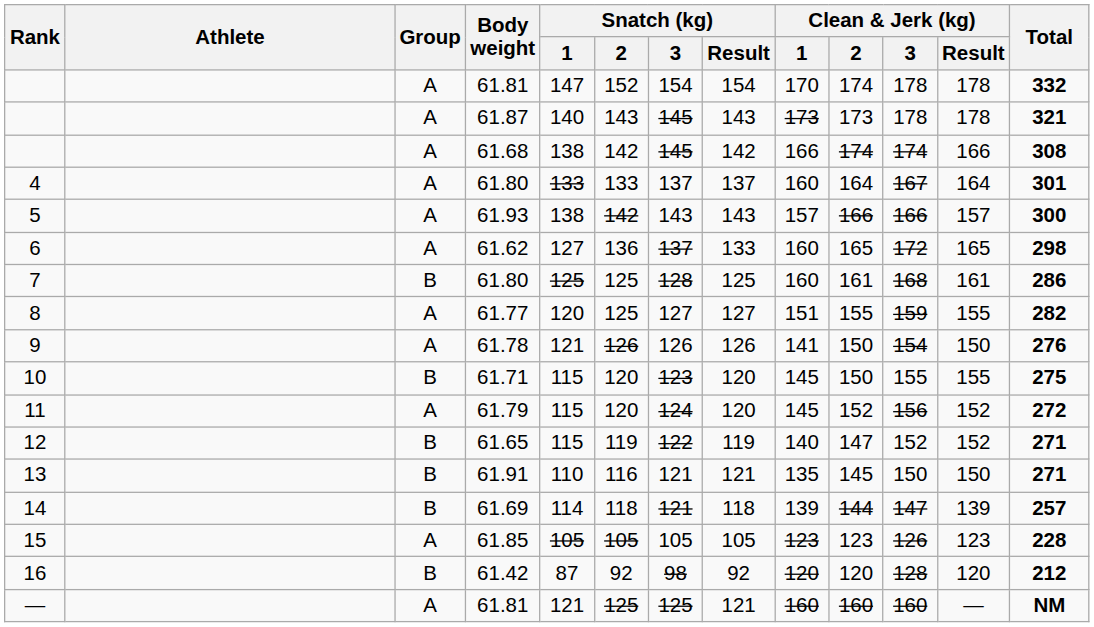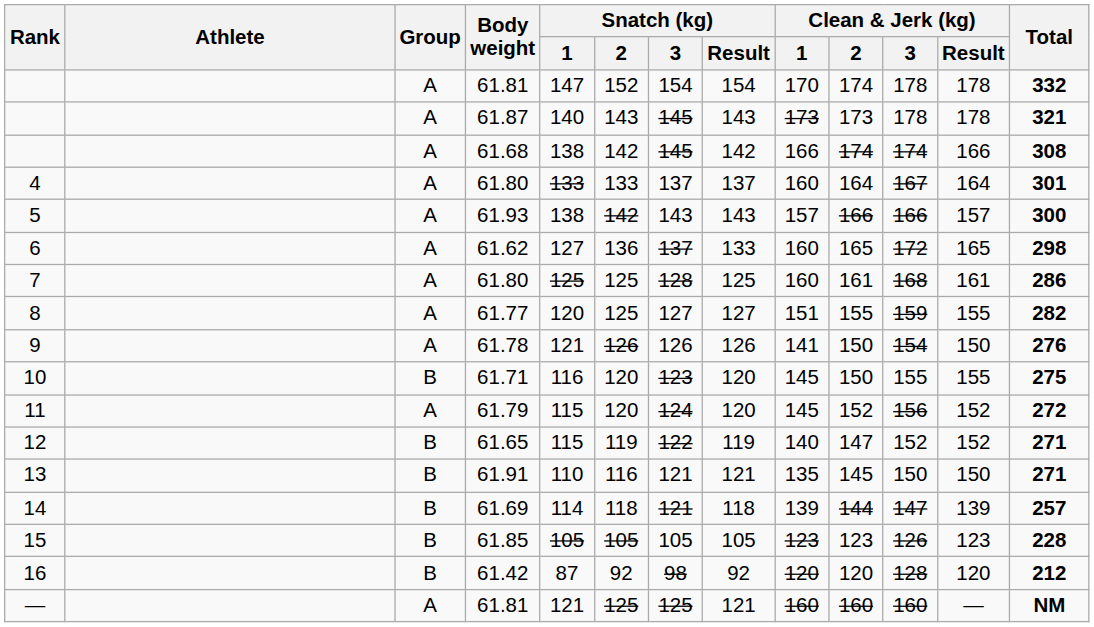(430, 280) B -> (430, 280) A
(567, 378) 115 -> (567, 378) 116
(430, 540) A -> (430, 540) B
